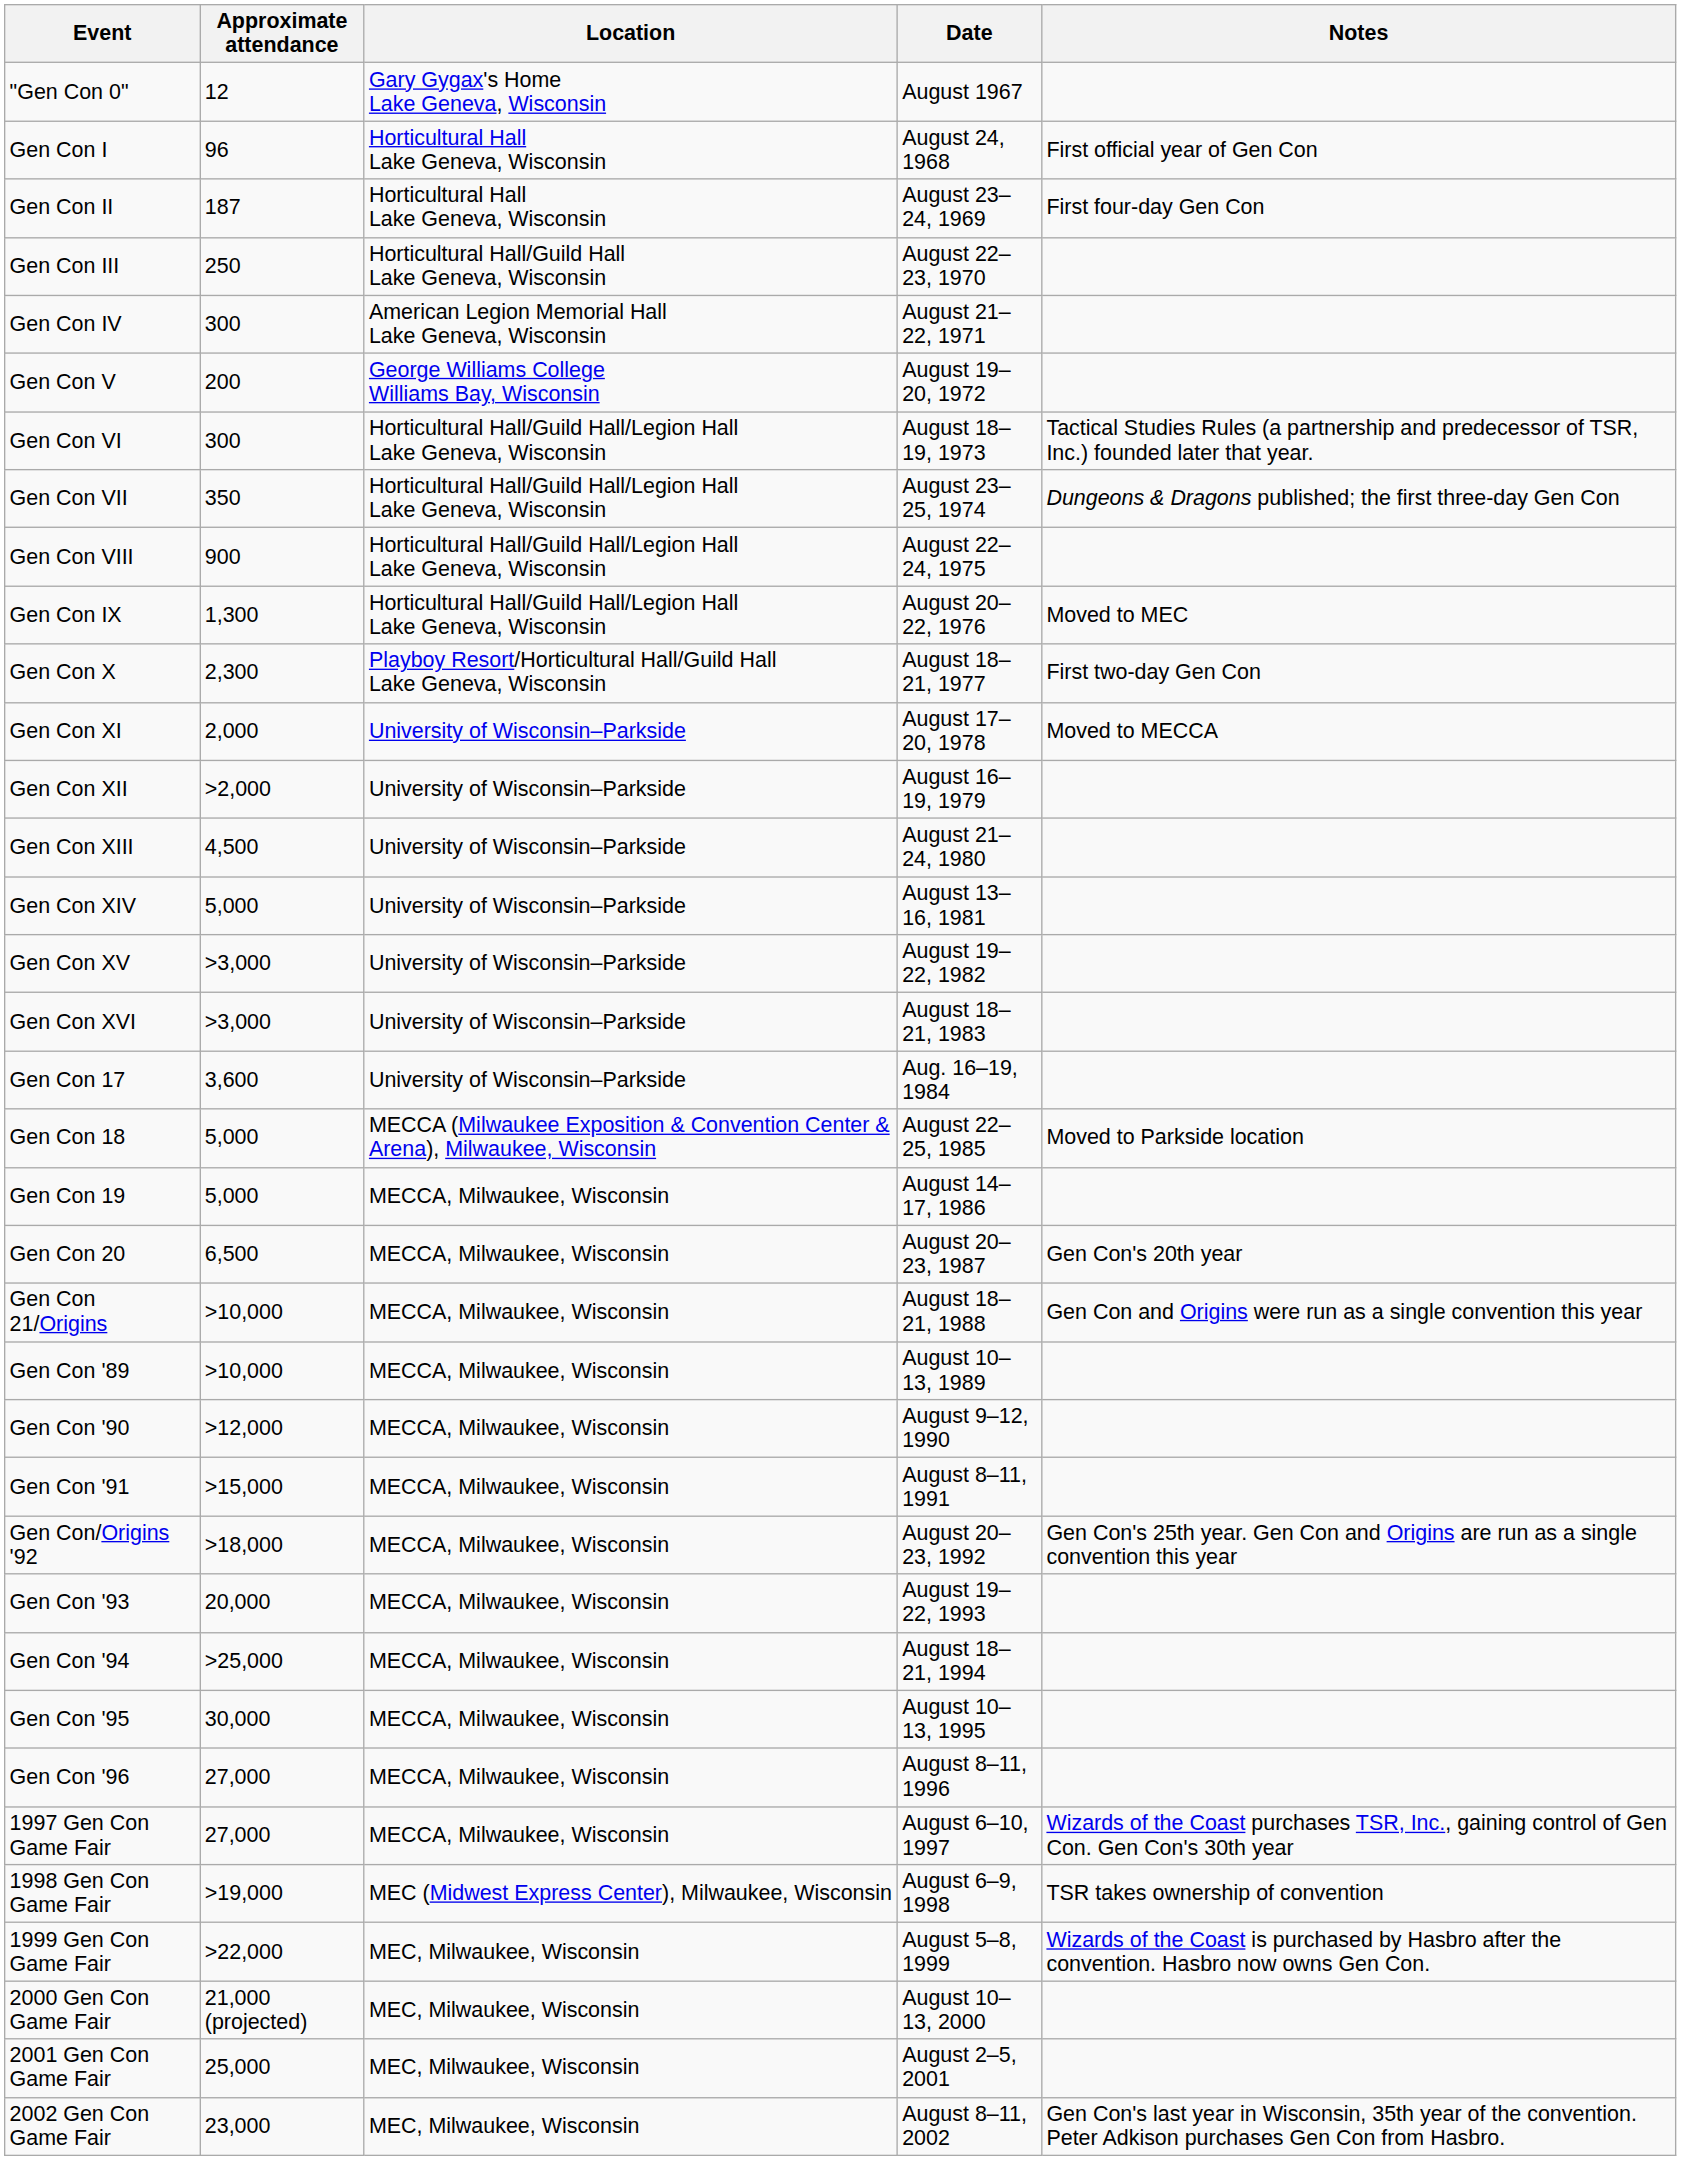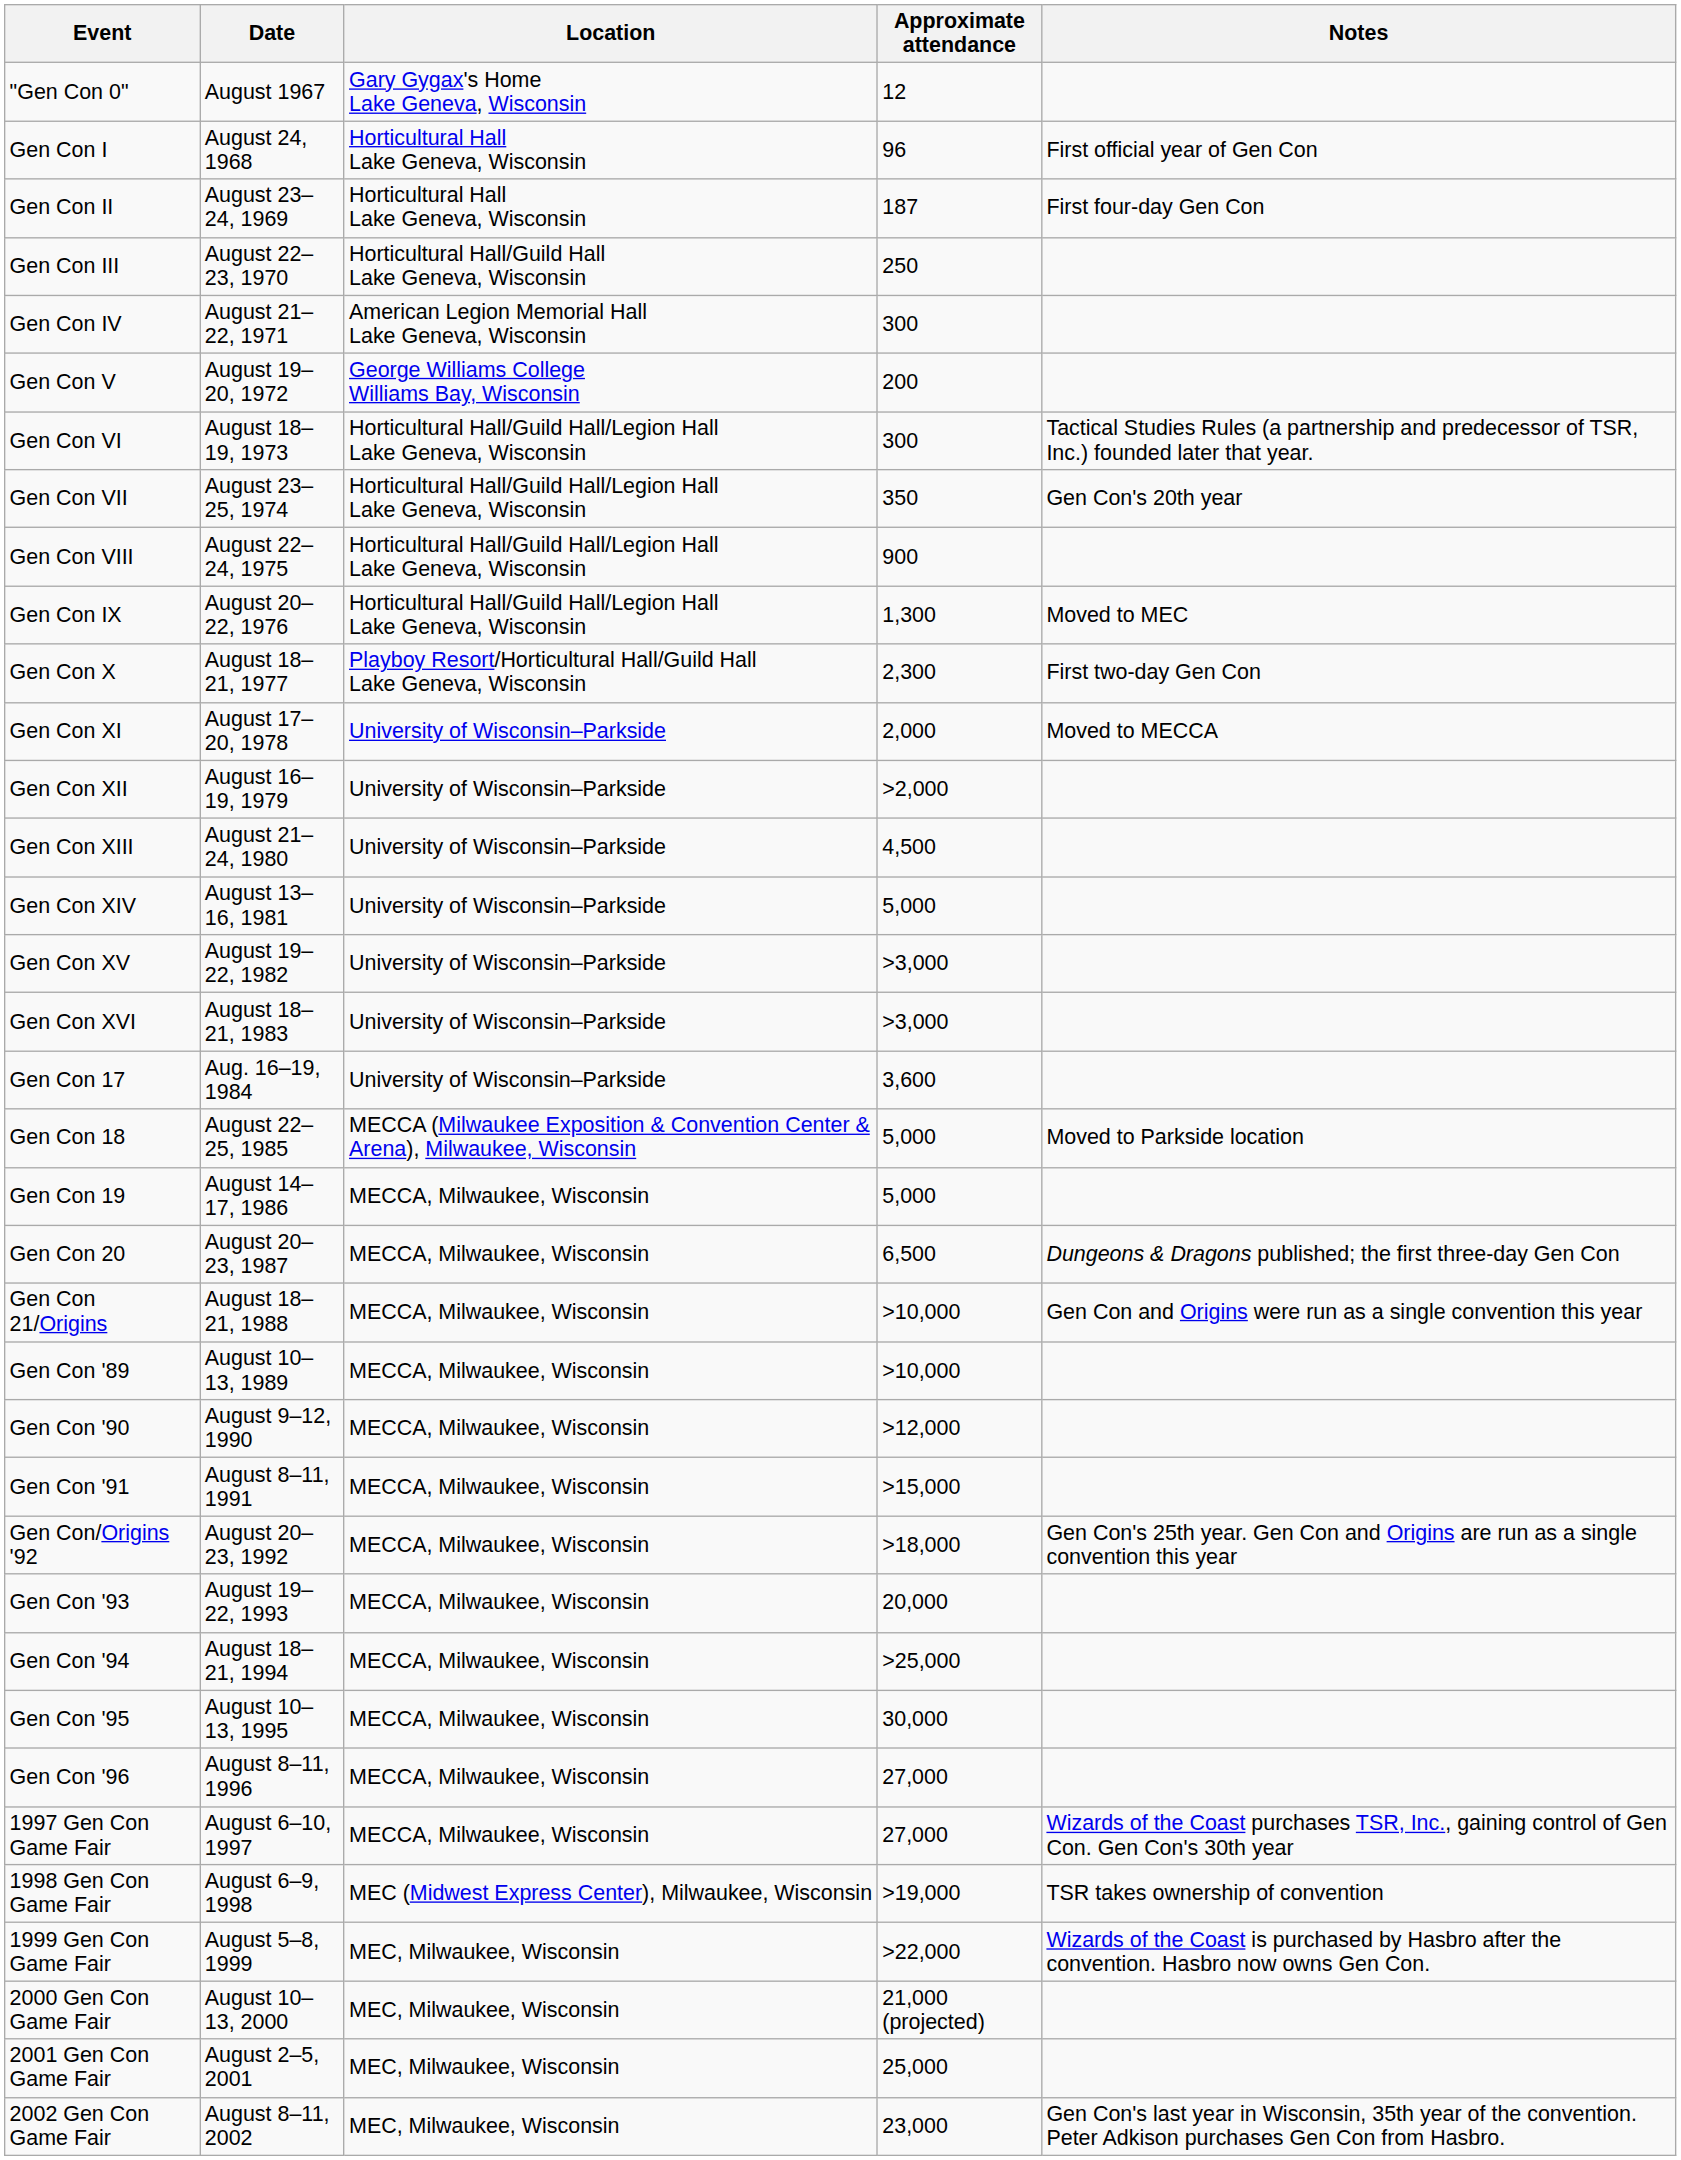columns swapped: (969, 33) <-> (282, 33)
(1333, 498) Dungeons & Dragons published; the first three-day Gen Con -> (1144, 498) Gen Con's 20th year
(1144, 1254) Gen Con's 20th year -> (1333, 1254) Dungeons & Dragons published; the first three-day Gen Con
